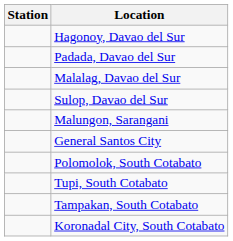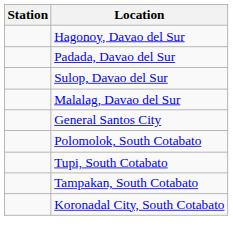rows swapped: (111, 99) <-> (117, 78)
- row: (111, 120)
